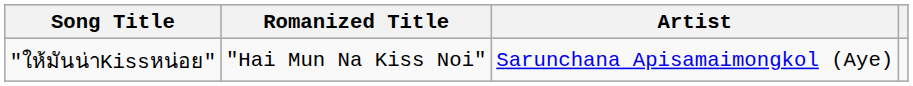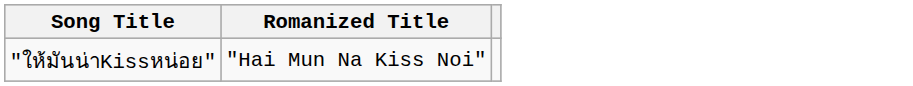- column: (695, 22)
